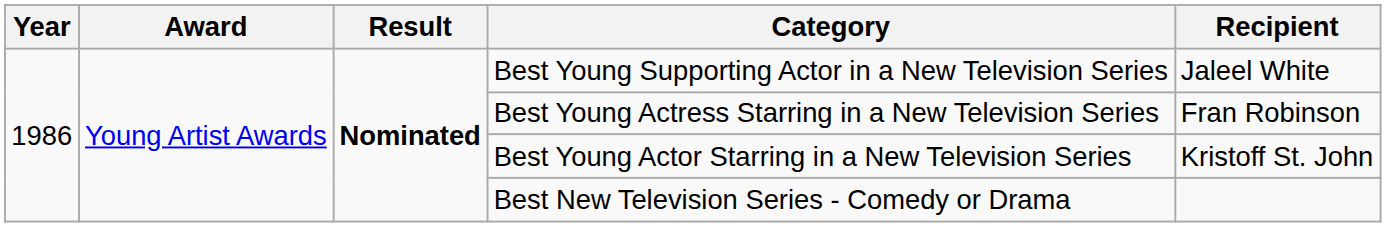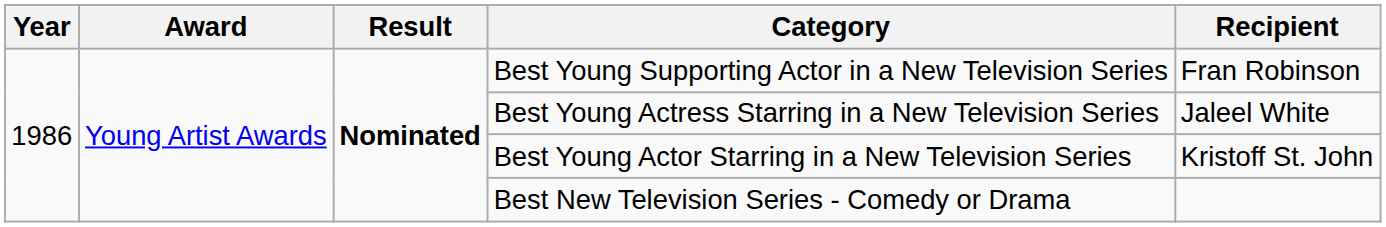(1255, 70) Jaleel White -> (1270, 70) Fran Robinson
(1270, 113) Fran Robinson -> (1255, 113) Jaleel White
